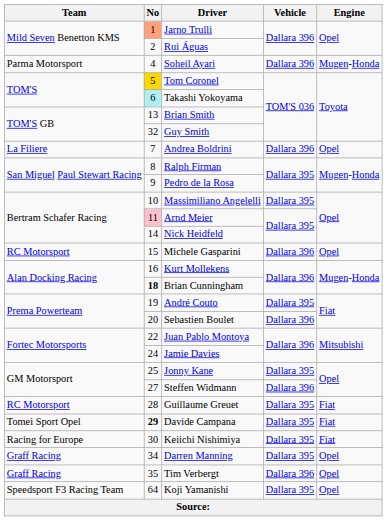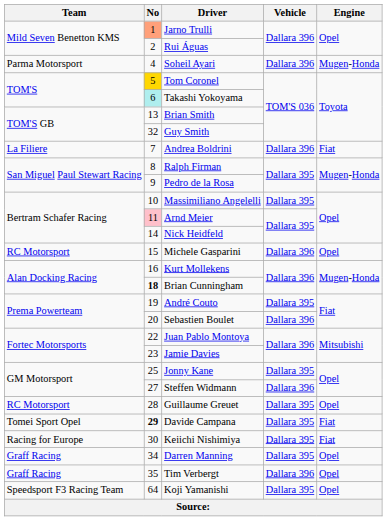(329, 149) Opel -> (327, 149) Fiat
(153, 353) 24 -> (153, 353) 23
(327, 404) Fiat -> (329, 404) Opel
